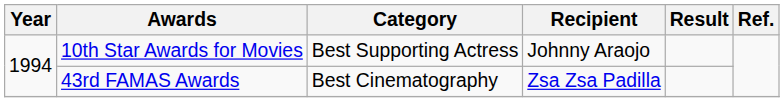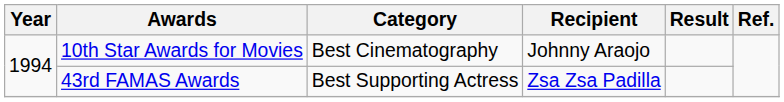(415, 50) Best Supporting Actress -> (405, 50) Best Cinematography
(405, 81) Best Cinematography -> (415, 81) Best Supporting Actress
